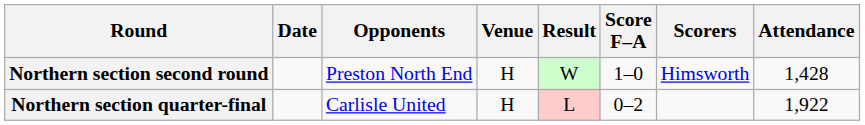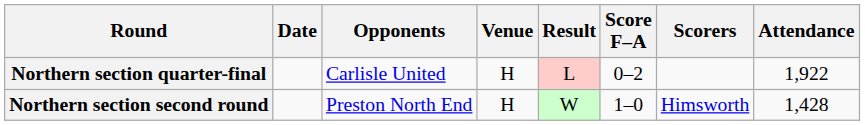rows swapped: (139, 73) <-> (139, 104)
